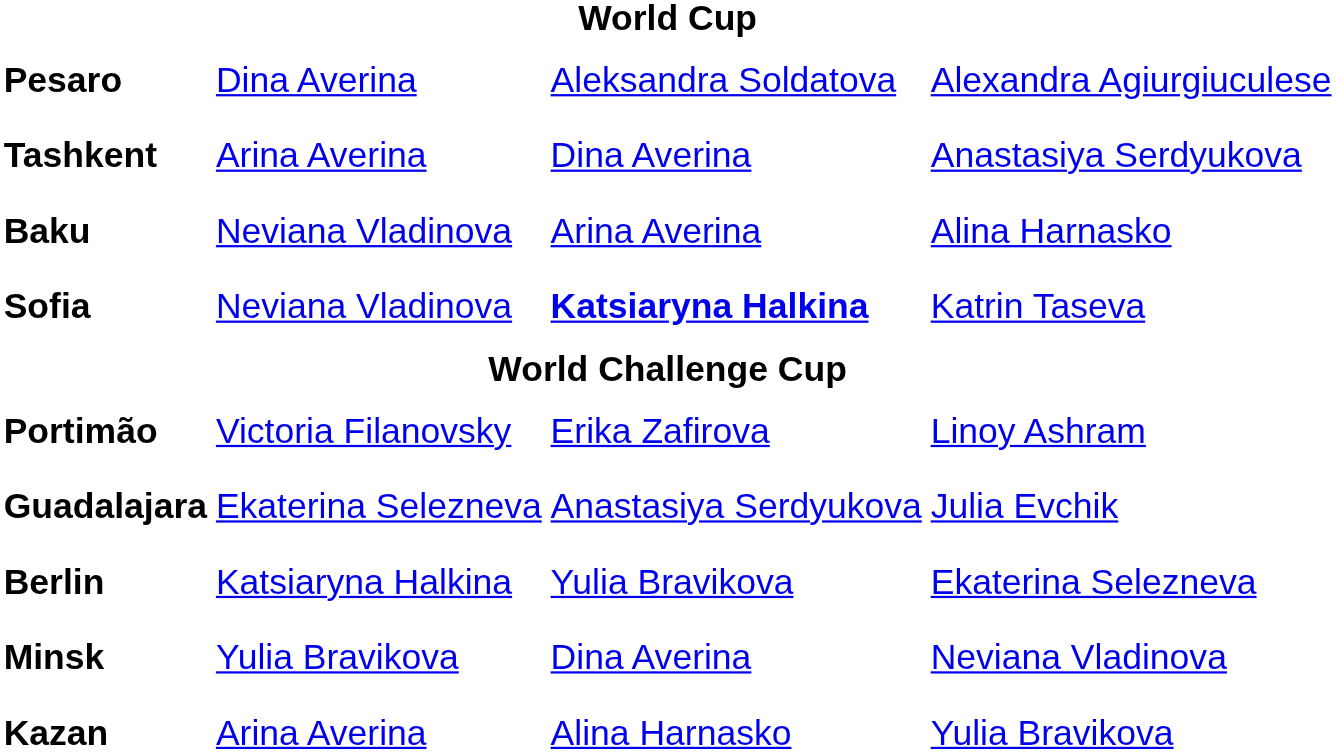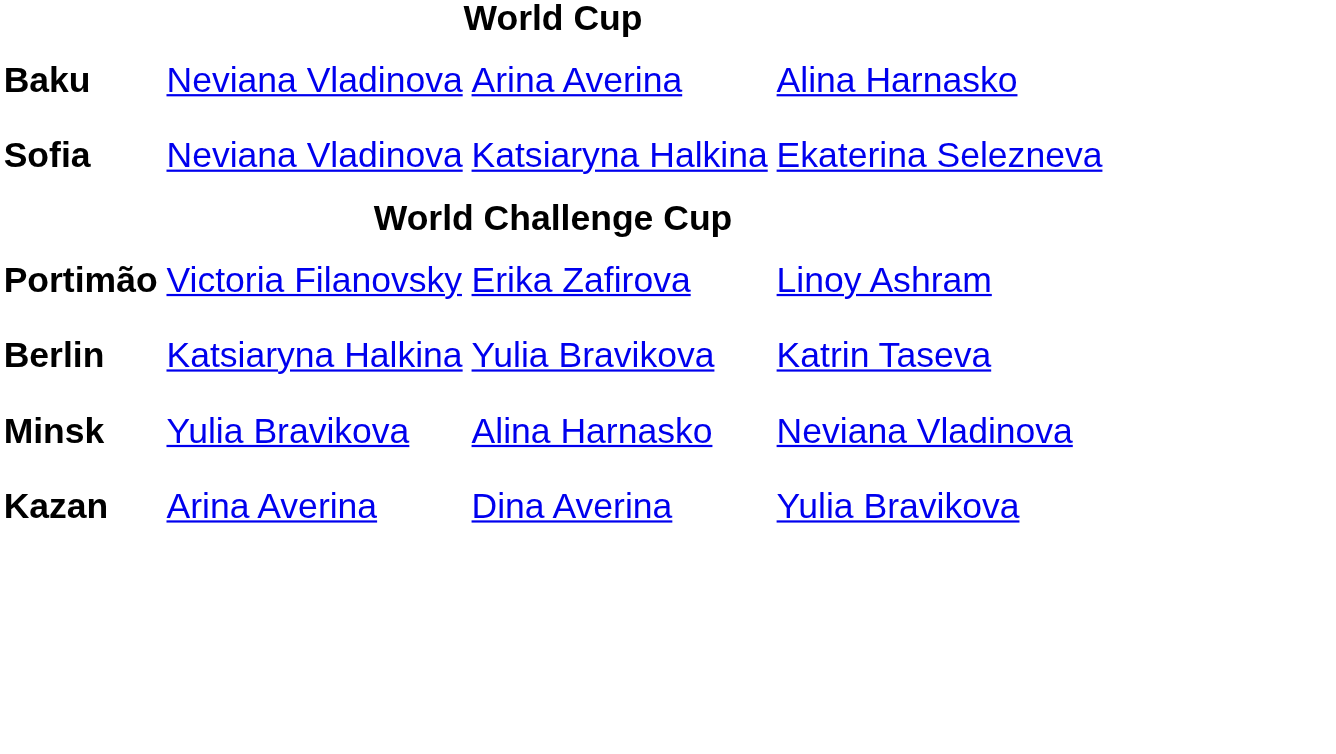- row: (63, 80)
- row: (80, 155)
(710, 306) bold -> (620, 155) normal
(1038, 306) Katrin Taseva -> (940, 155) Ekaterina Selezneva
- row: (105, 506)
(1094, 581) Ekaterina Selezneva -> (884, 355) Katrin Taseva
(651, 657) Dina Averina -> (592, 430) Alina Harnasko
(671, 732) Alina Harnasko -> (572, 506) Dina Averina
